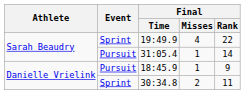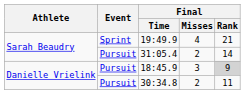(228, 40) 22 -> (228, 40) 21
(197, 54) 1 -> (197, 54) 2
(197, 68) 1 -> (197, 68) 3
(228, 68) no background -> (228, 68) lightgrey background
(115, 82) Sprint -> (118, 82) Pursuit
